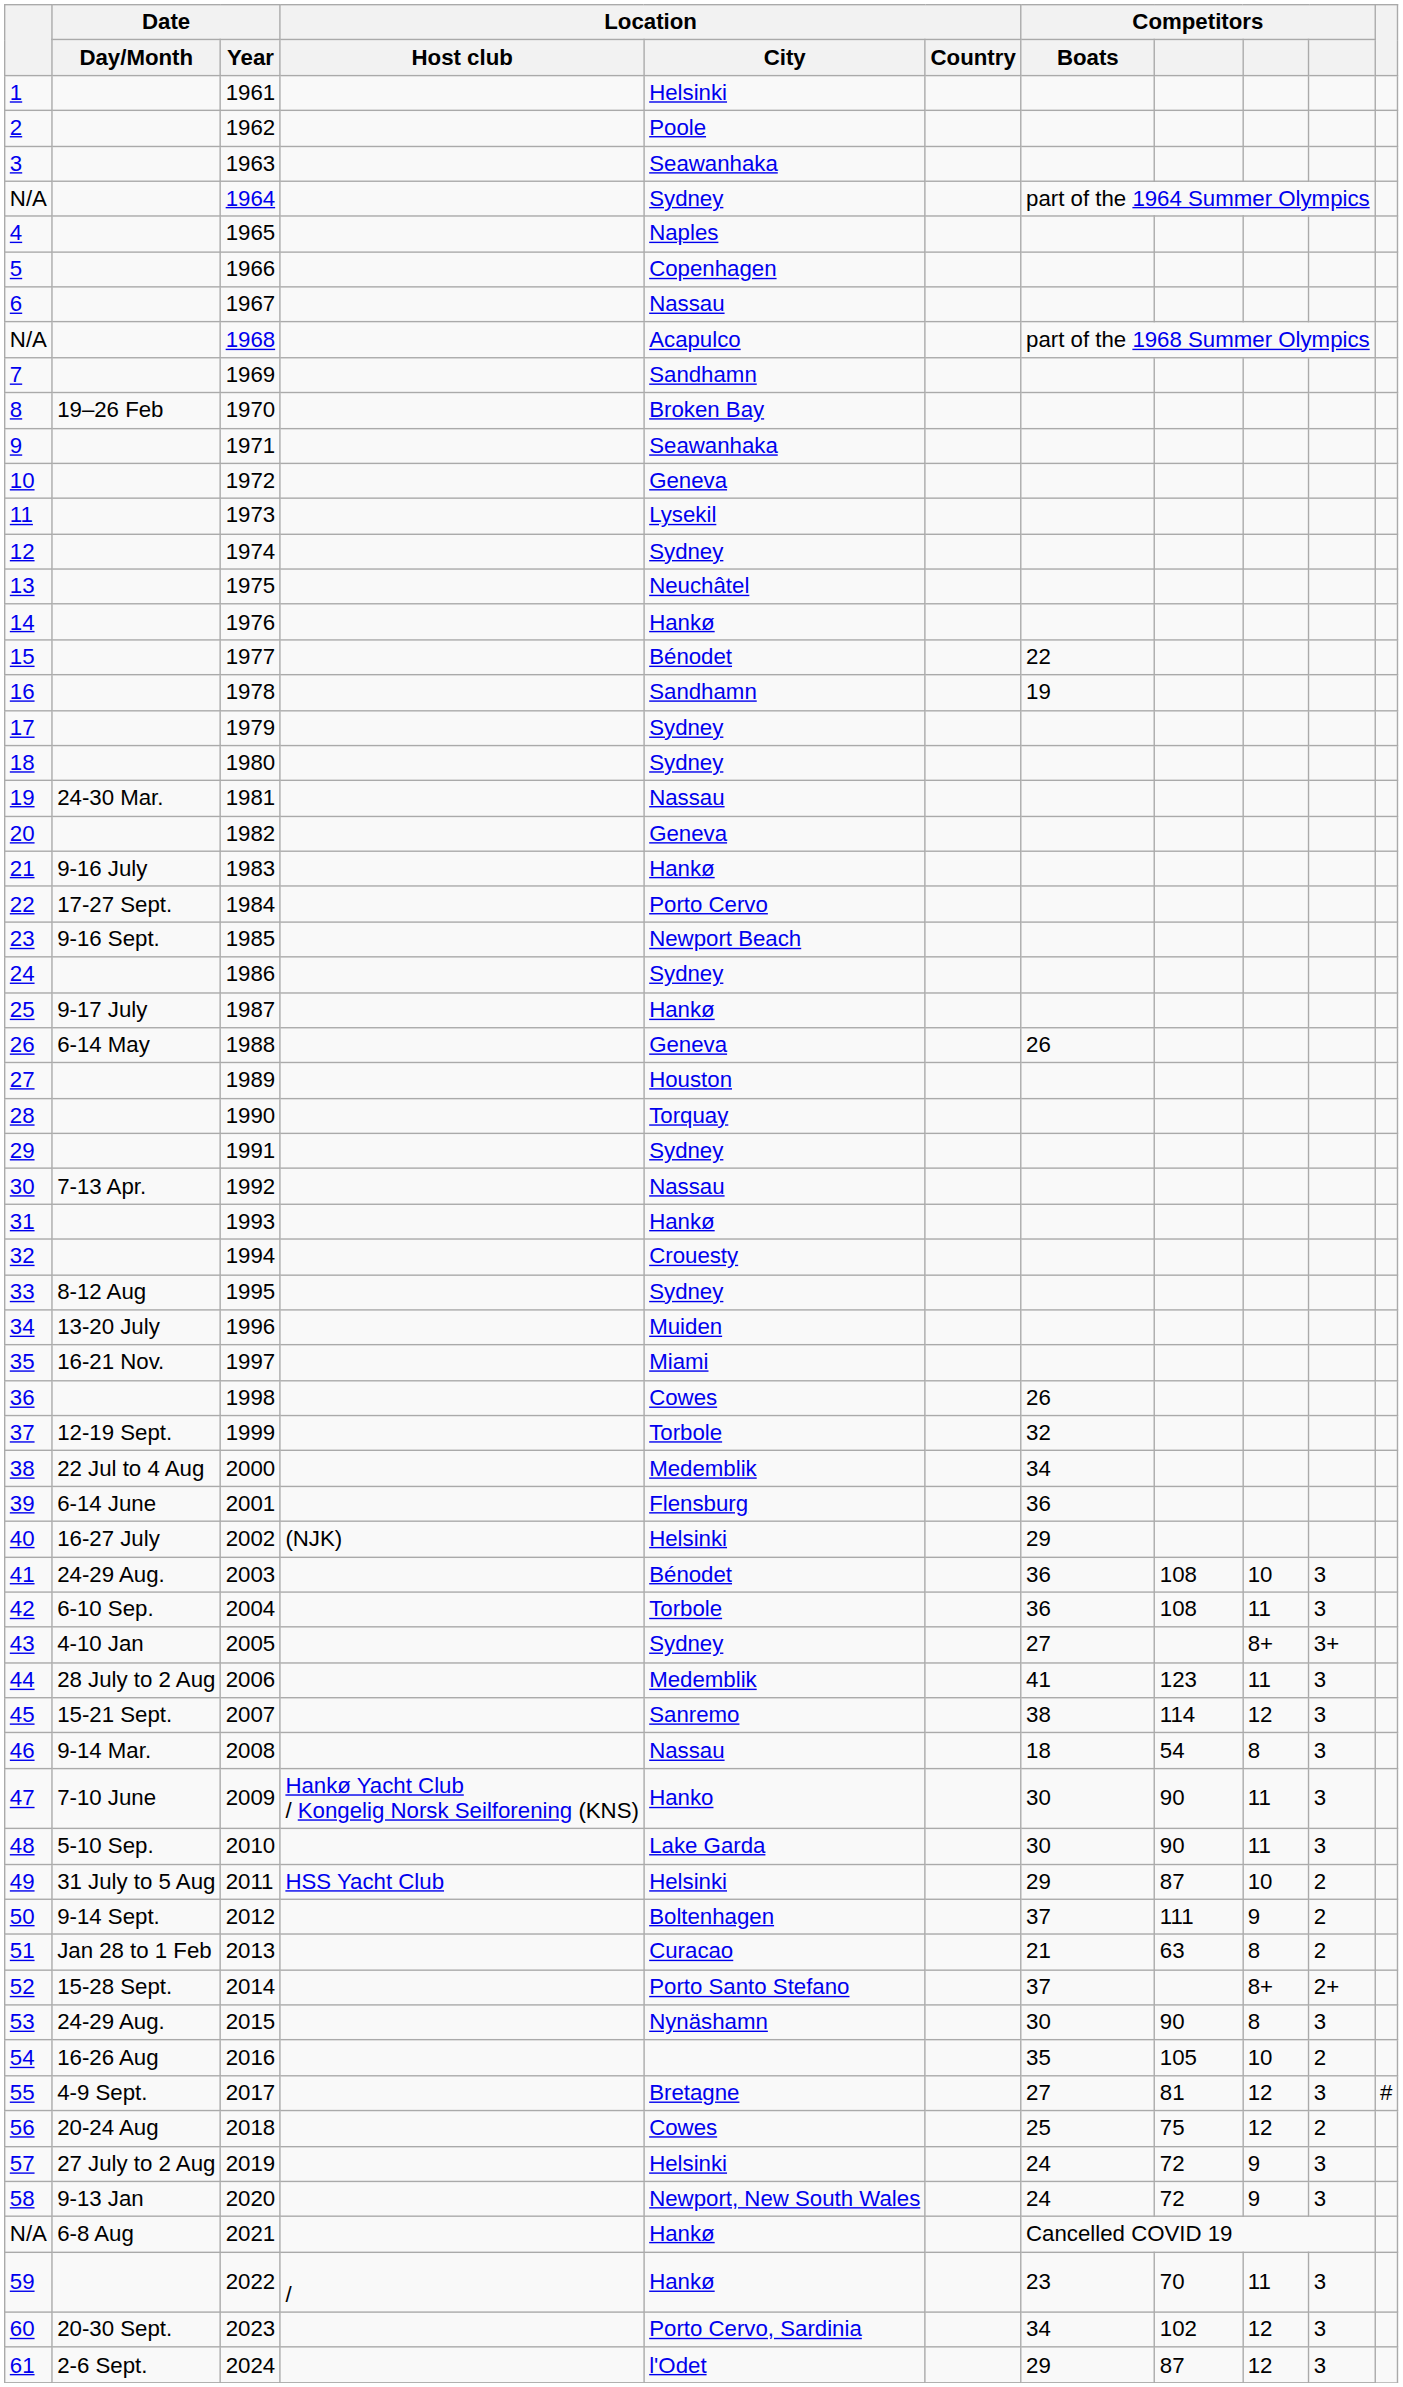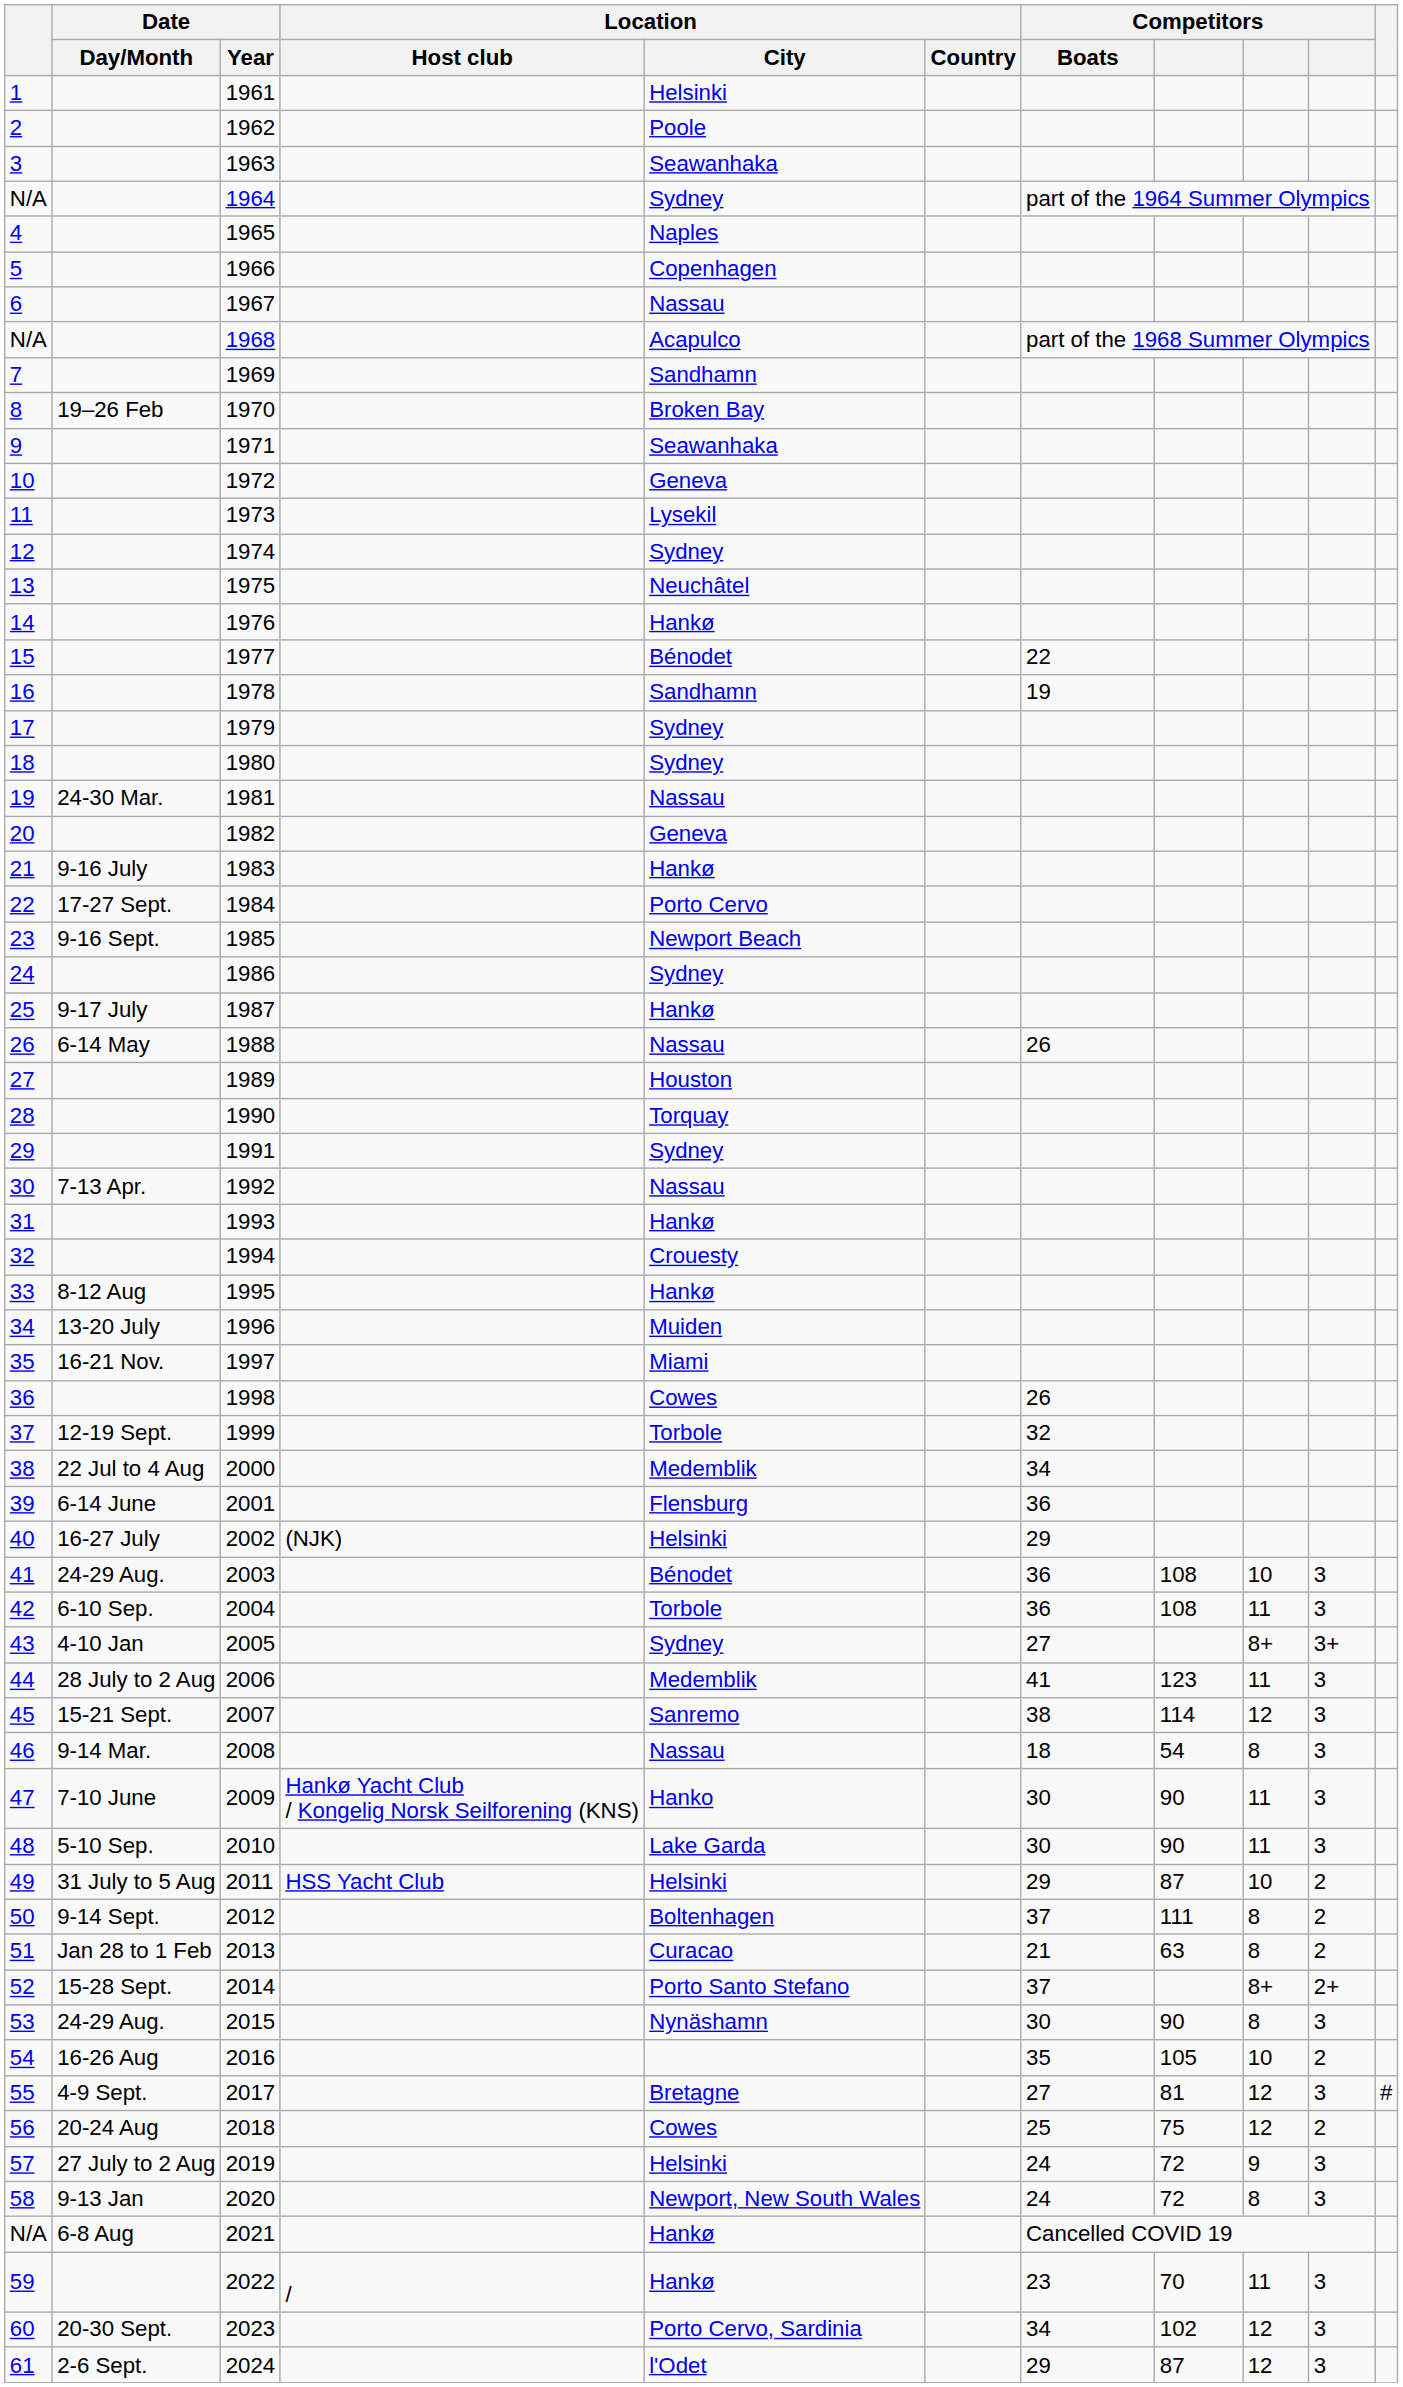(688, 1045) Geneva -> (687, 1045) Nassau
(686, 1291) Sydney -> (682, 1291) Hankø
(1254, 1916) 9 -> (1254, 1916) 8
(1254, 2198) 9 -> (1254, 2198) 8
